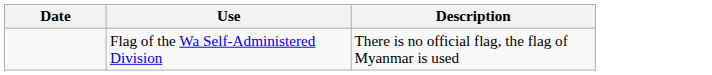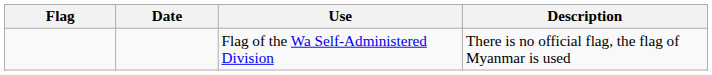+ column: (60, 16)
